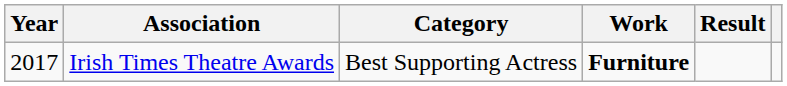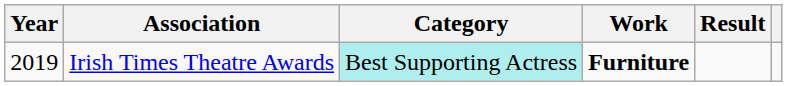(34, 61) 2017 -> (34, 61) 2019
(461, 61) no background -> (461, 61) paleturquoise background
